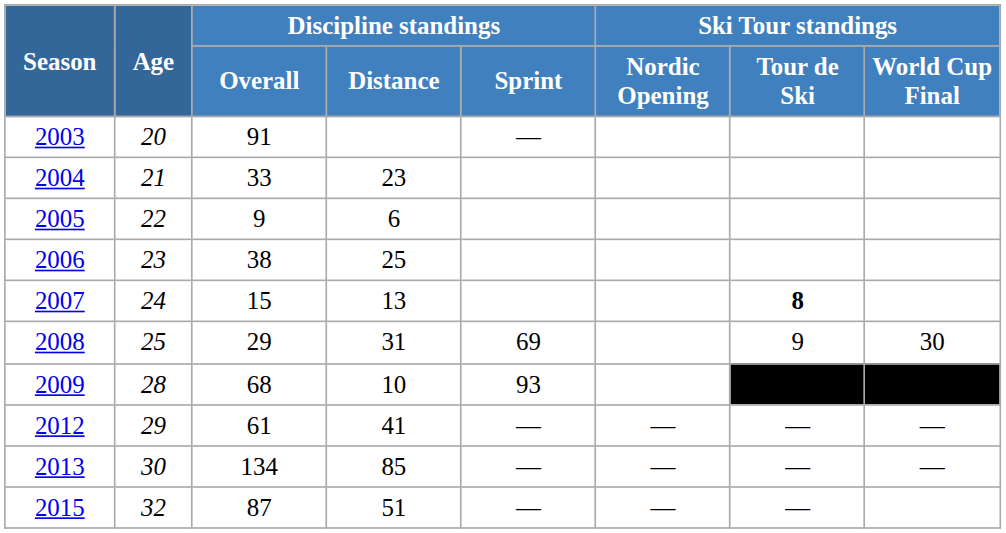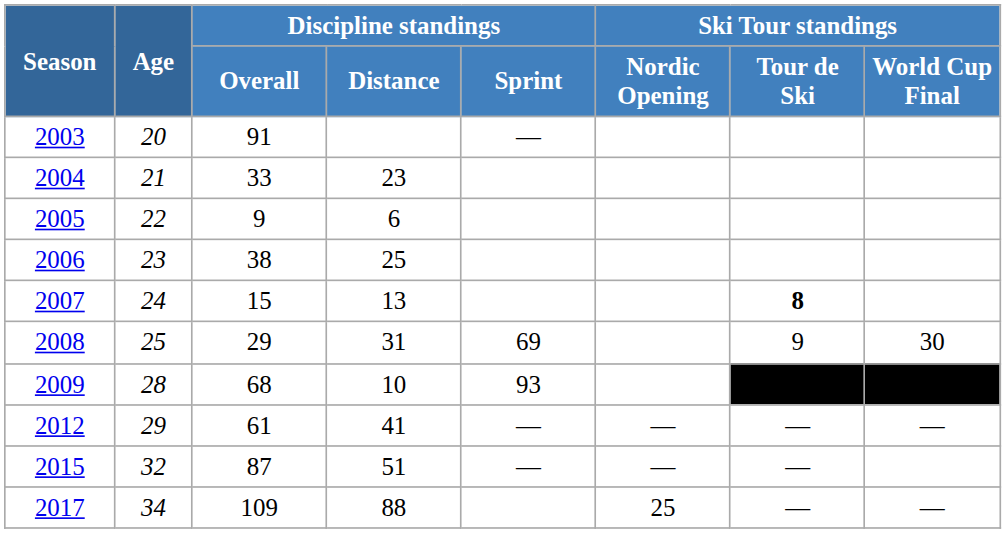- row: (60, 465)
+ row: (60, 506)
